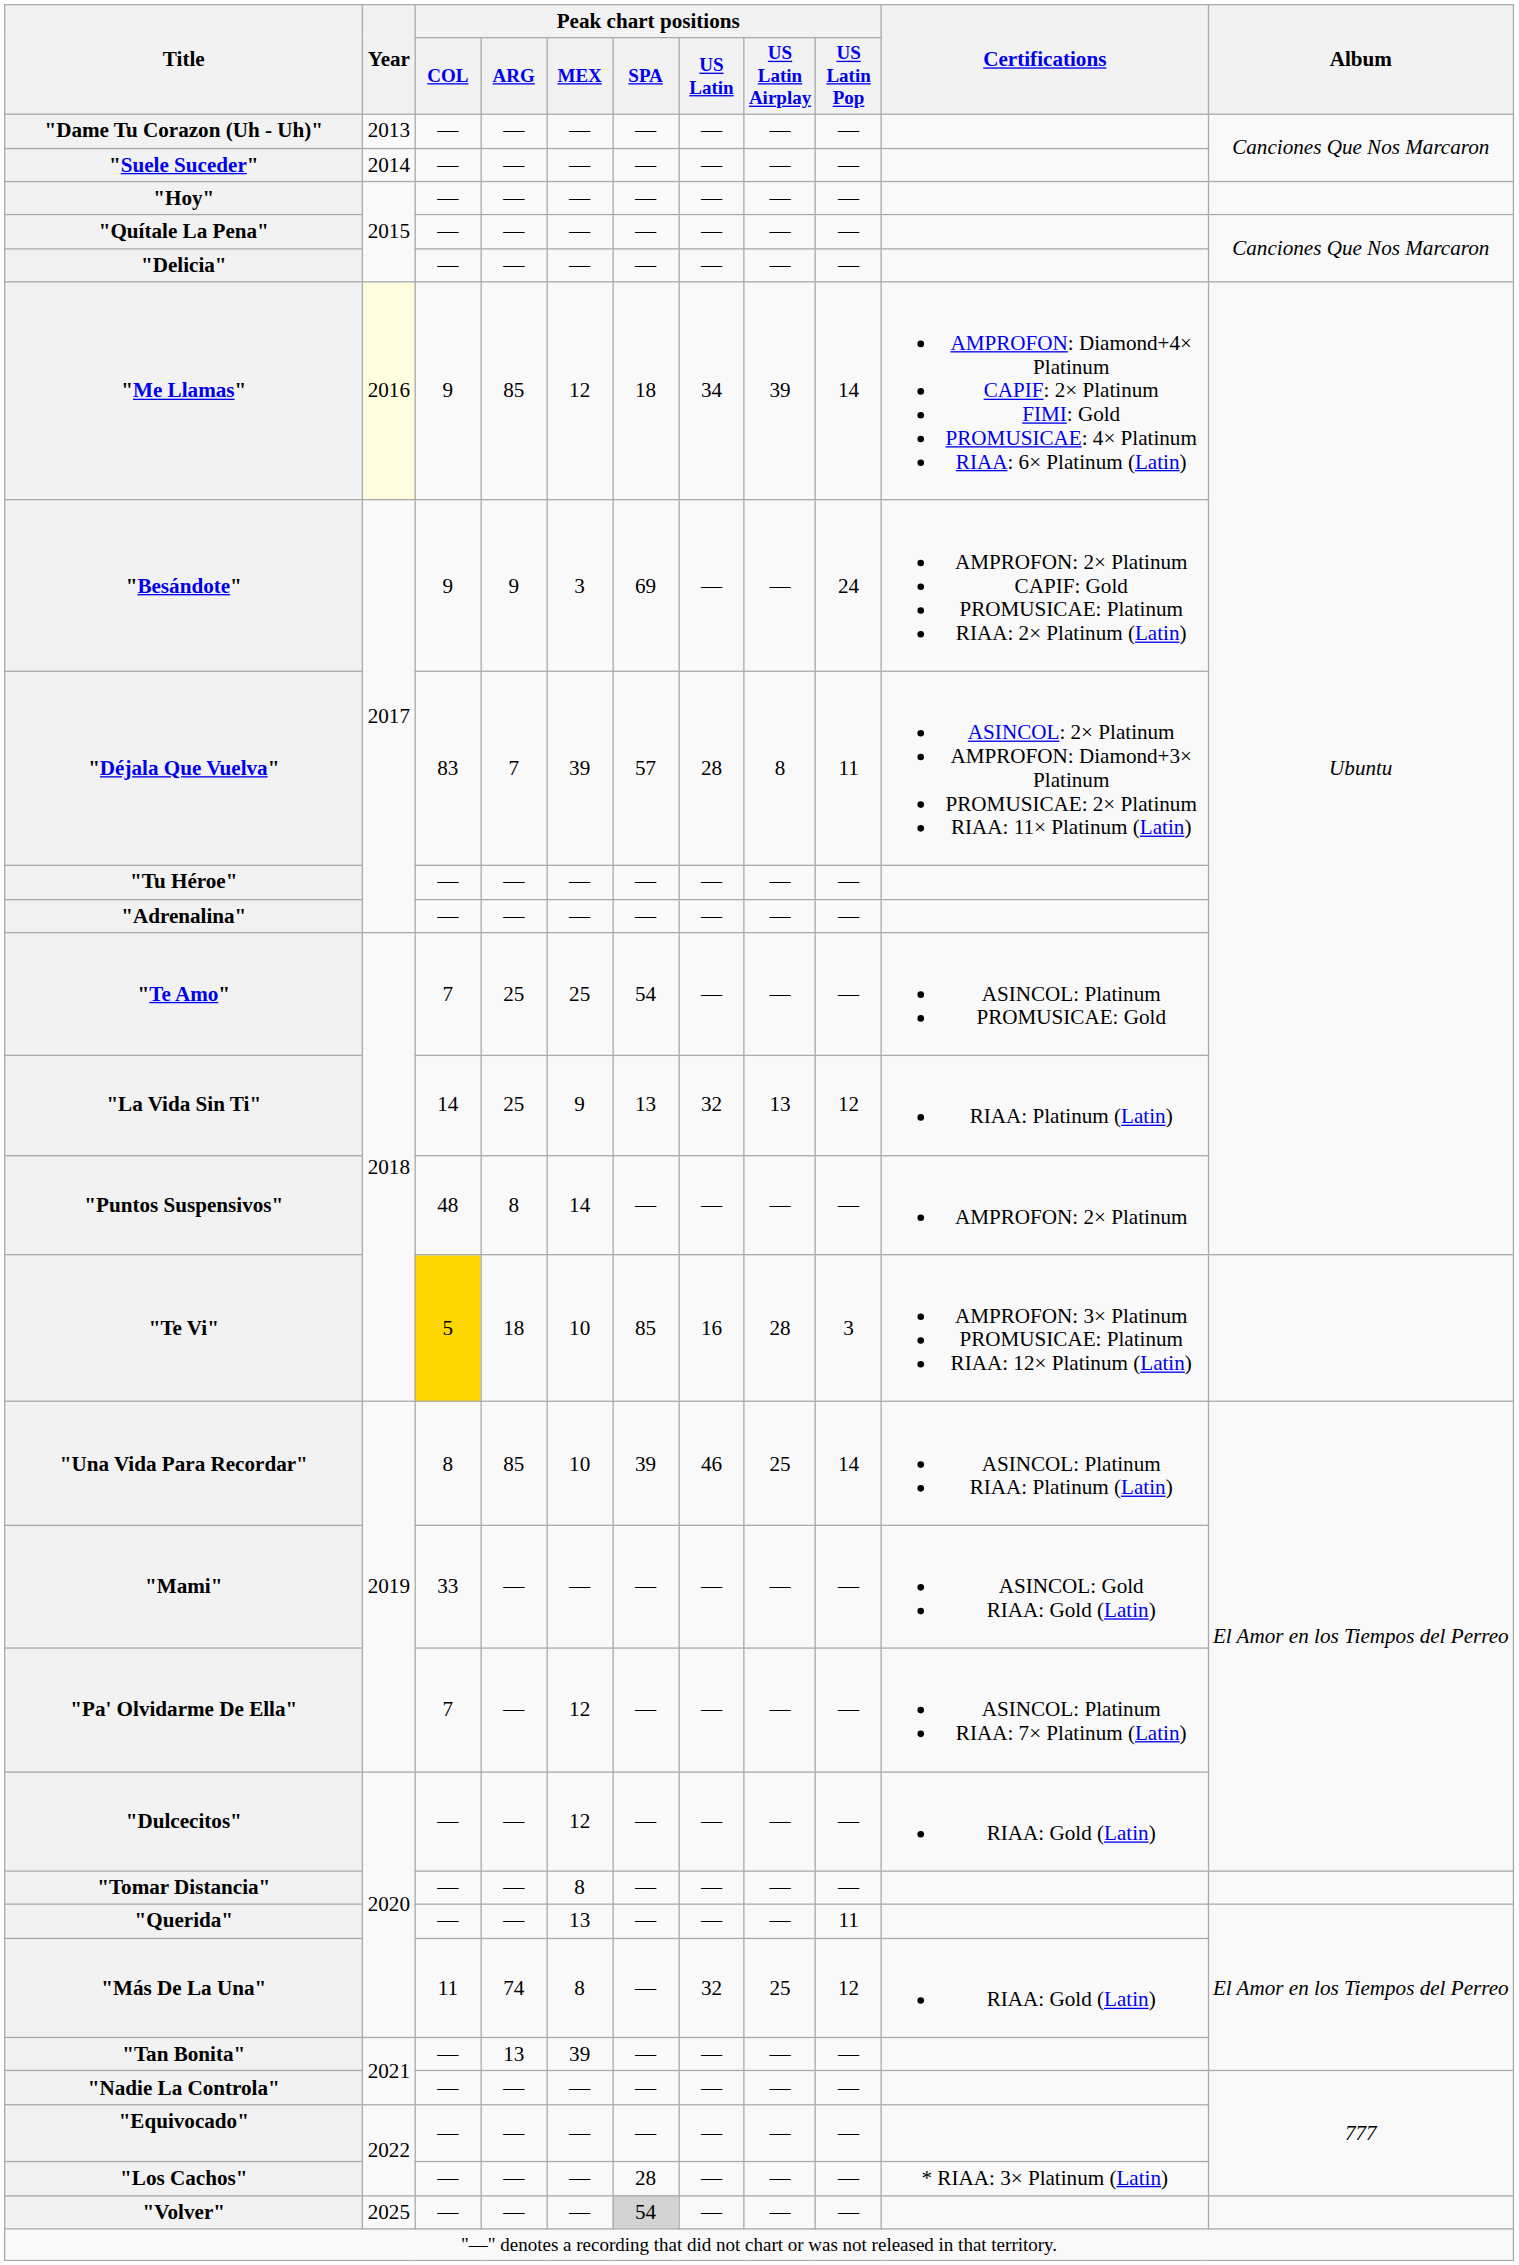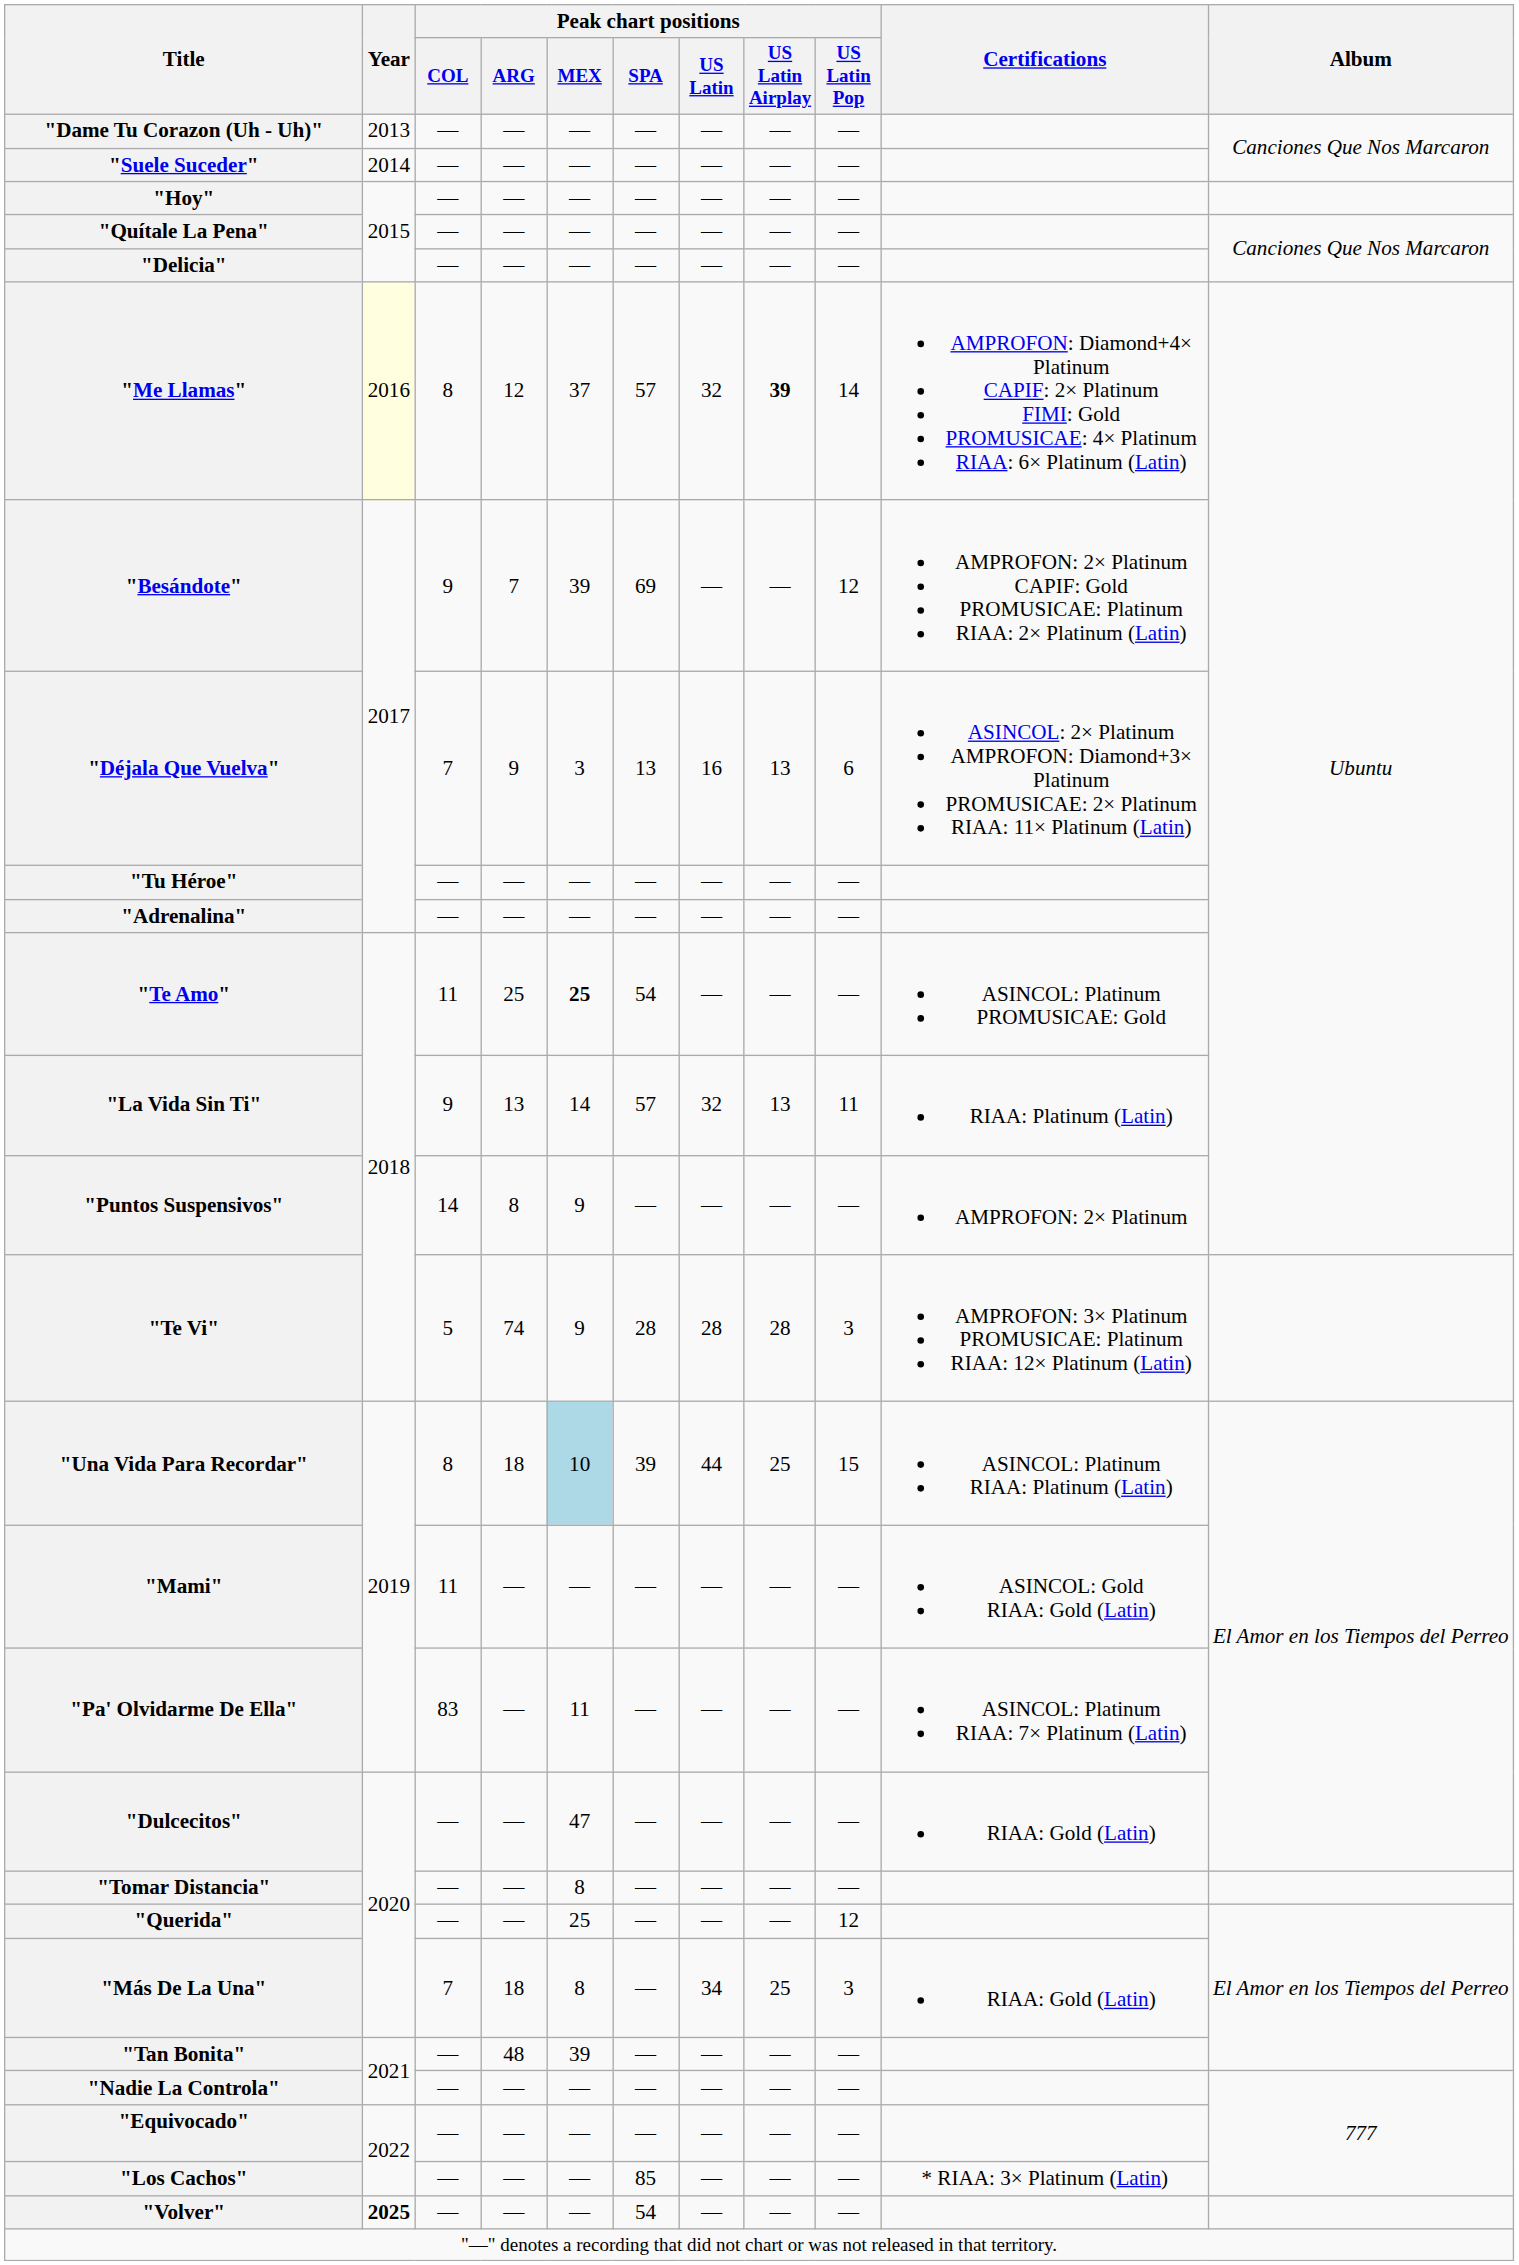(448, 390) 9 -> (448, 390) 8
(514, 390) 85 -> (514, 390) 12
(580, 390) 12 -> (580, 390) 37
(646, 390) 18 -> (646, 390) 57
(711, 390) 34 -> (711, 390) 32
(780, 390) normal -> (780, 390) bold
(514, 585) 9 -> (514, 585) 7
(580, 585) 3 -> (580, 585) 39
(849, 585) 24 -> (849, 585) 12
(448, 768) 83 -> (448, 768) 7
(514, 768) 7 -> (514, 768) 9
(580, 768) 39 -> (580, 768) 3
(646, 768) 57 -> (646, 768) 13
(711, 768) 28 -> (711, 768) 16
(780, 768) 8 -> (780, 768) 13
(849, 768) 11 -> (849, 768) 6
(448, 993) 7 -> (448, 993) 11
(580, 993) normal -> (580, 993) bold
(448, 1105) 14 -> (448, 1105) 9
(514, 1105) 25 -> (514, 1105) 13
(580, 1105) 9 -> (580, 1105) 14
(646, 1105) 13 -> (646, 1105) 57
(849, 1105) 12 -> (849, 1105) 11
(448, 1204) 48 -> (448, 1204) 14
(580, 1204) 14 -> (580, 1204) 9
(448, 1328) gold background -> (448, 1328) no background
(514, 1328) 18 -> (514, 1328) 74
(580, 1328) 10 -> (580, 1328) 9
(646, 1328) 85 -> (646, 1328) 28
(711, 1328) 16 -> (711, 1328) 28
(514, 1463) 85 -> (514, 1463) 18
(580, 1463) no background -> (580, 1463) lightblue background
(711, 1463) 46 -> (711, 1463) 44
(849, 1463) 14 -> (849, 1463) 15
(448, 1586) 33 -> (448, 1586) 11
(448, 1709) 7 -> (448, 1709) 83
(580, 1709) 12 -> (580, 1709) 11
(580, 1821) 12 -> (580, 1821) 47
(580, 1921) 13 -> (580, 1921) 25
(849, 1921) 11 -> (849, 1921) 12
(448, 1987) 11 -> (448, 1987) 7
(514, 1987) 74 -> (514, 1987) 18
(711, 1987) 32 -> (711, 1987) 34
(849, 1987) 12 -> (849, 1987) 3
(514, 2054) 13 -> (514, 2054) 48
(646, 2178) 28 -> (646, 2178) 85
(389, 2211) normal -> (389, 2211) bold
(646, 2211) lightgrey background -> (646, 2211) no background
